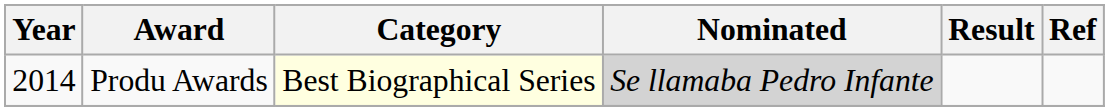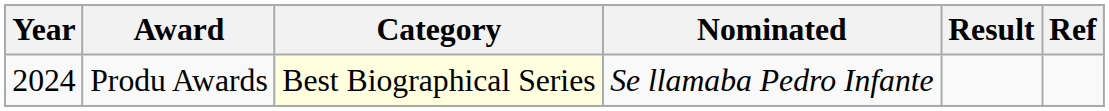(44, 79) 2014 -> (44, 79) 2024
(772, 79) lightgrey background -> (772, 79) no background
